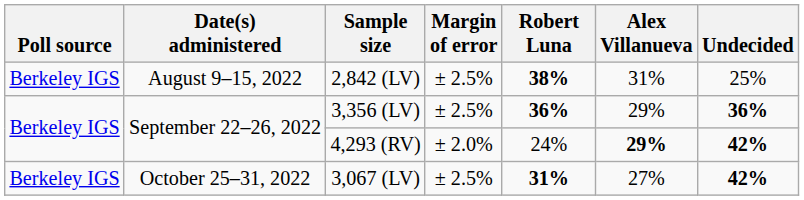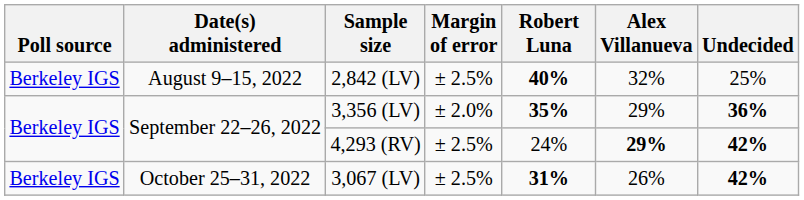(549, 78) 38% -> (549, 78) 40%
(646, 78) 31% -> (646, 78) 32%
(464, 111) ± 2.5% -> (464, 111) ± 2.0%
(549, 111) 36% -> (549, 111) 35%
(464, 145) ± 2.0% -> (464, 145) ± 2.5%
(646, 178) 27% -> (646, 178) 26%
